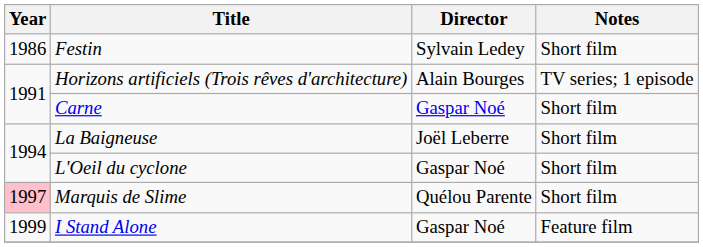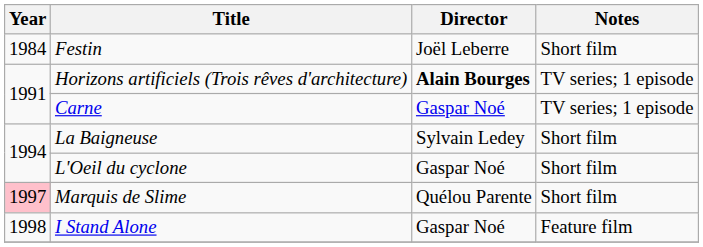(28, 49) 1986 -> (28, 49) 1984
(470, 49) Sylvain Ledey -> (462, 49) Joël Leberre
(470, 78) normal -> (473, 78) bold
(579, 108) Short film -> (617, 108) TV series; 1 episode
(462, 138) Joël Leberre -> (470, 138) Sylvain Ledey
(28, 227) 1999 -> (28, 227) 1998
